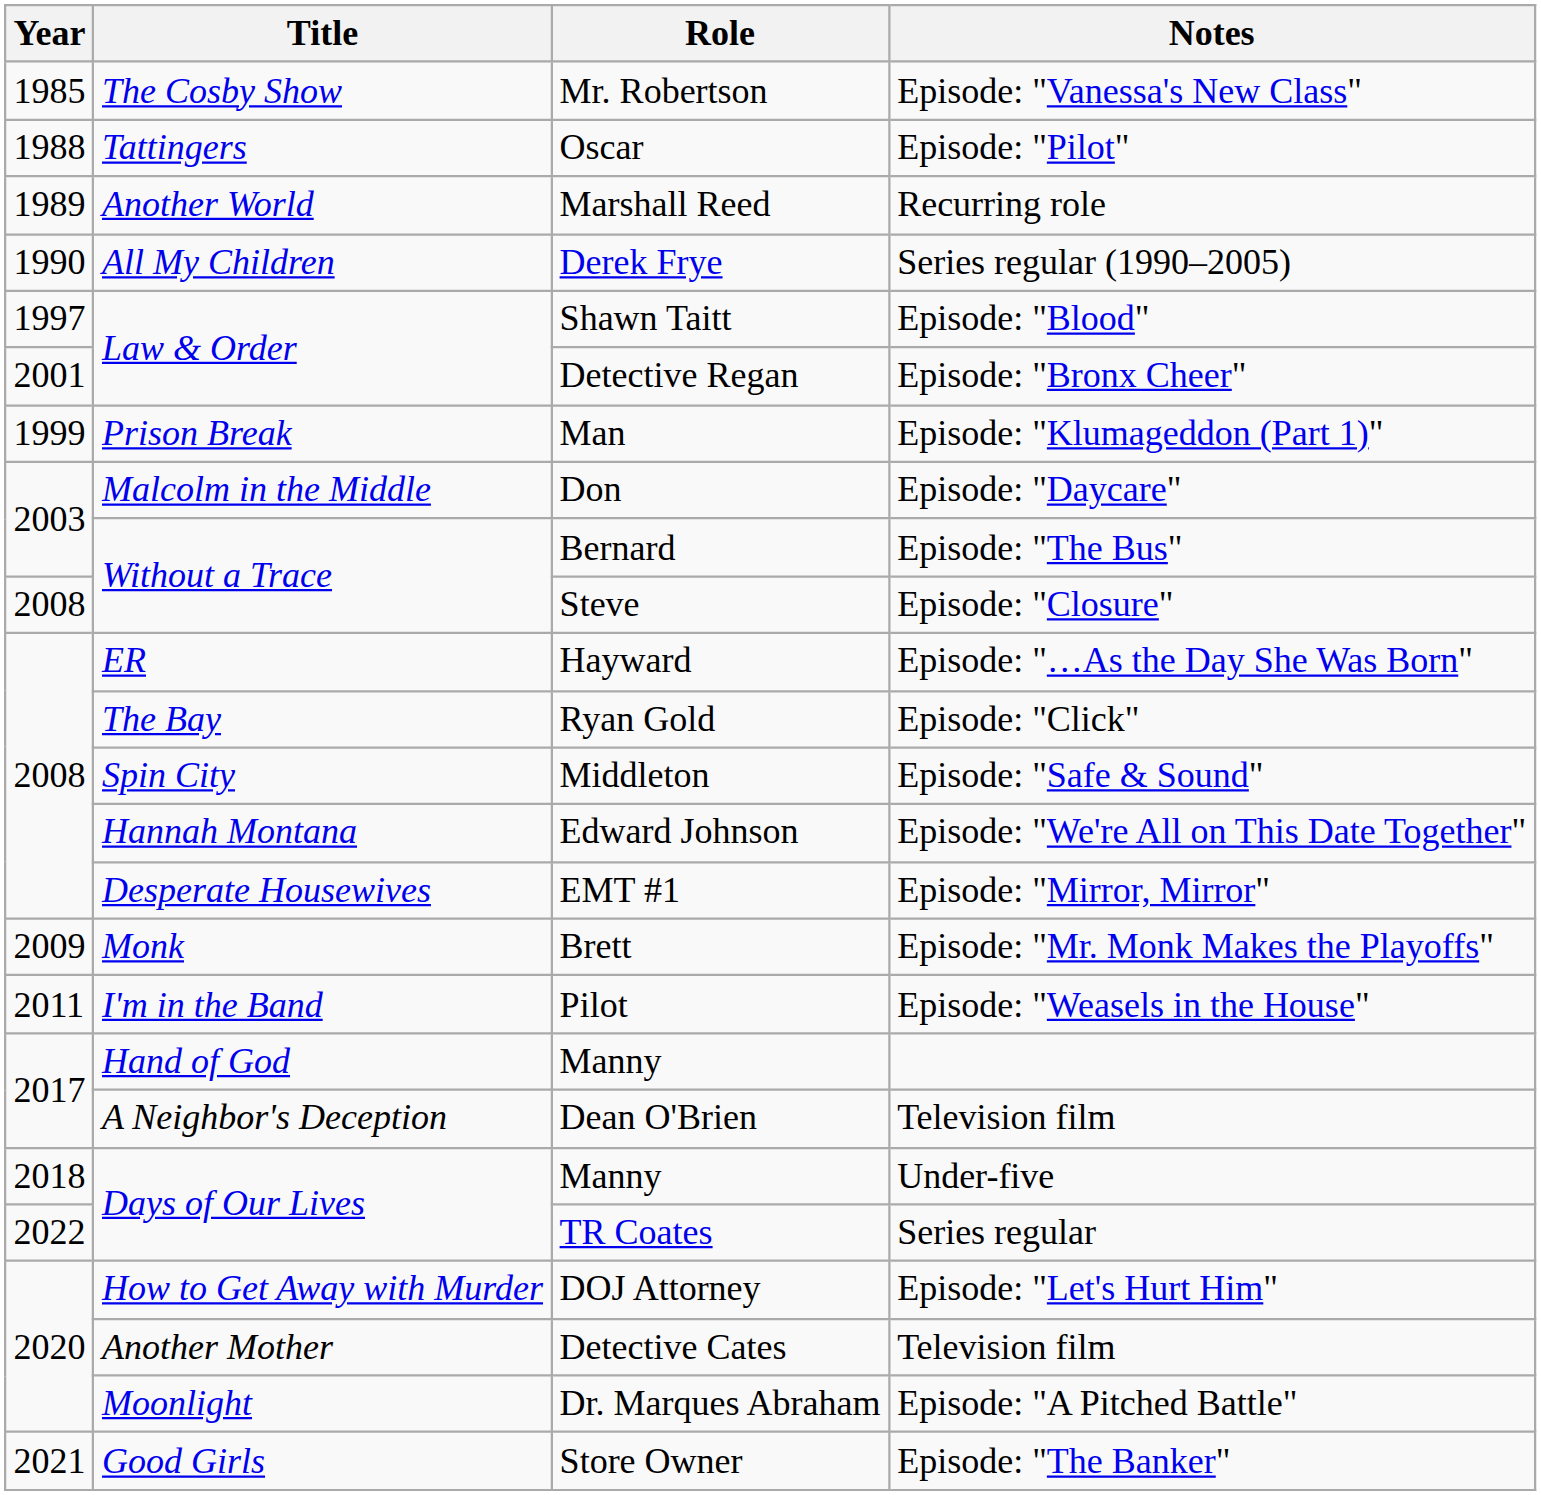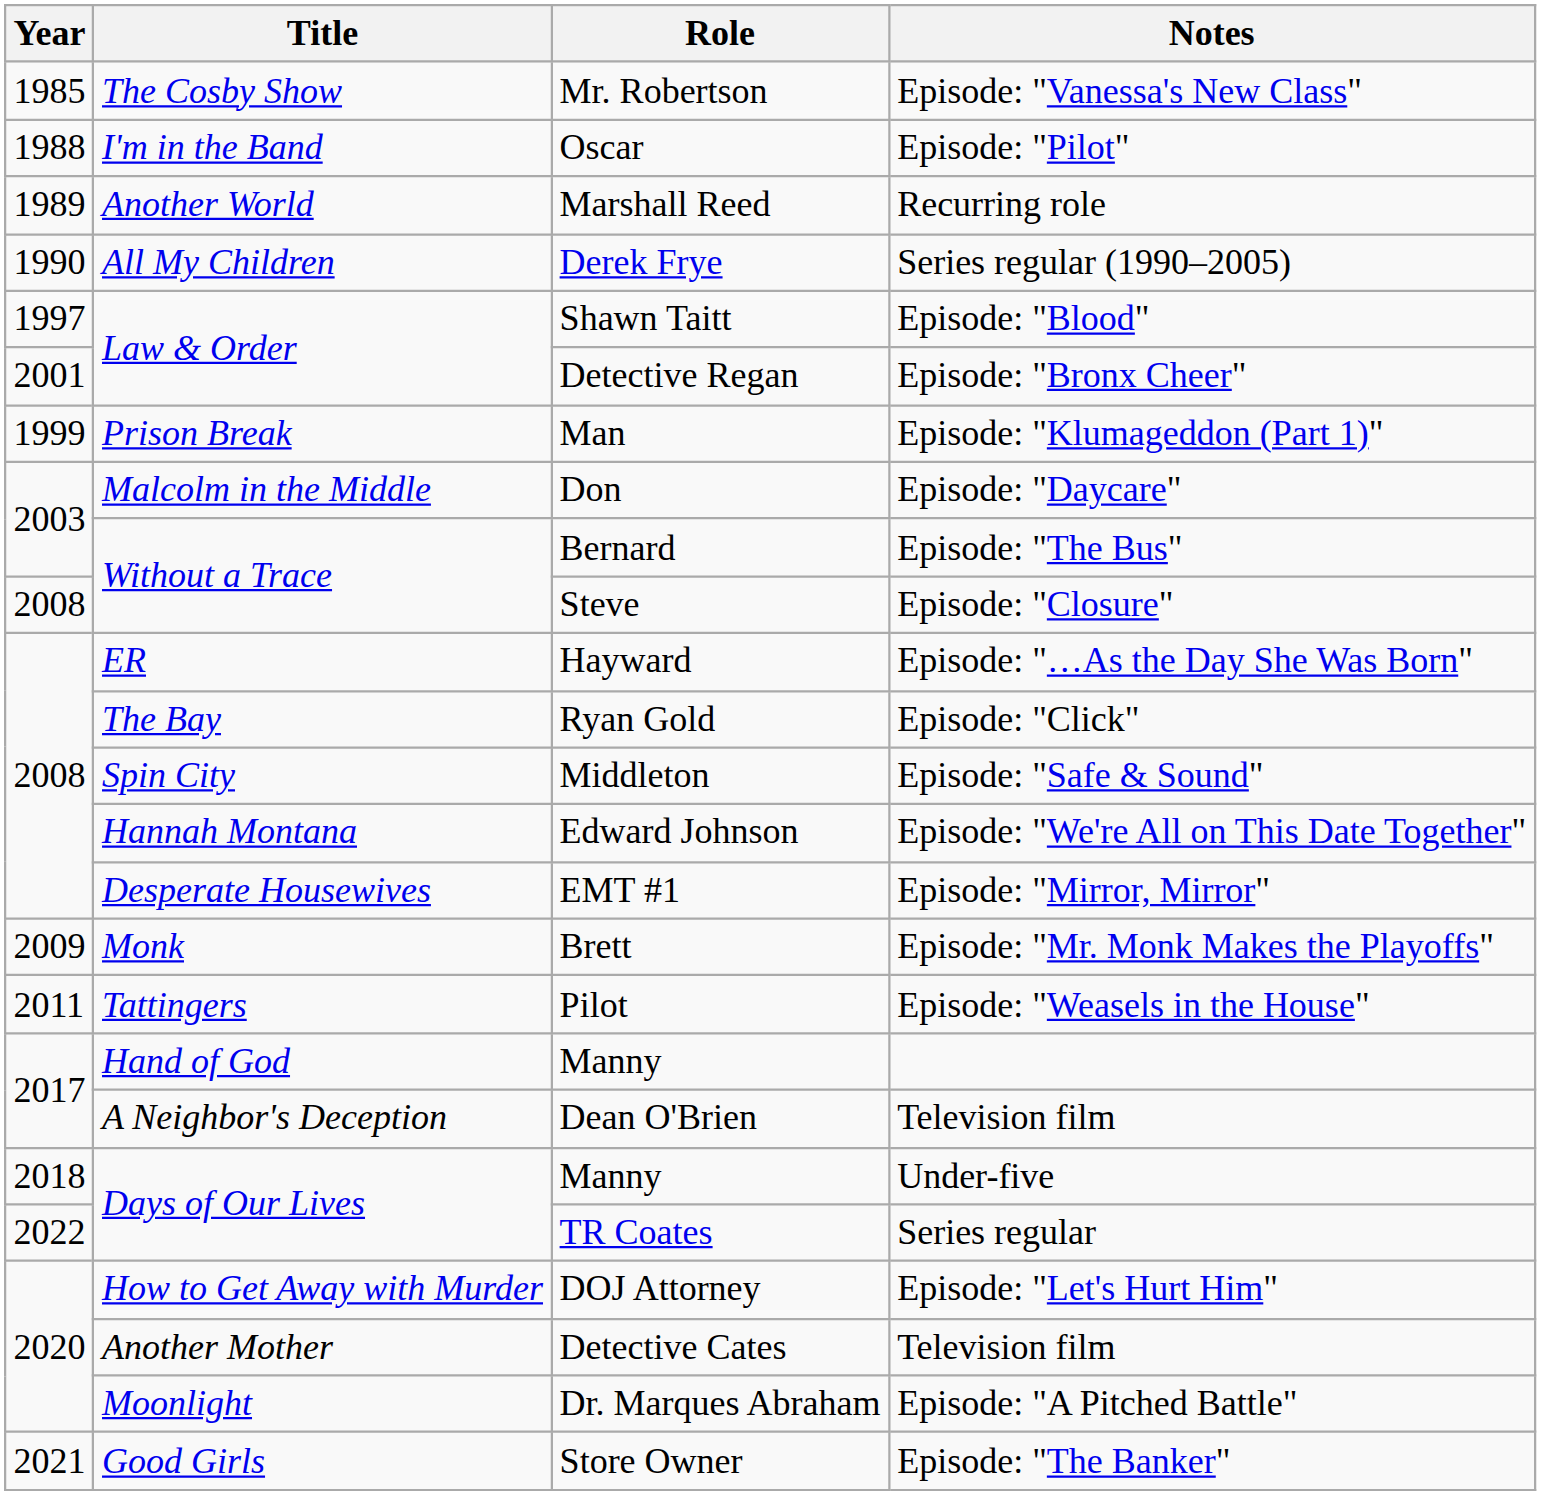(174, 147) Tattingers -> (212, 147) I'm in the Band
(212, 1003) I'm in the Band -> (174, 1003) Tattingers
